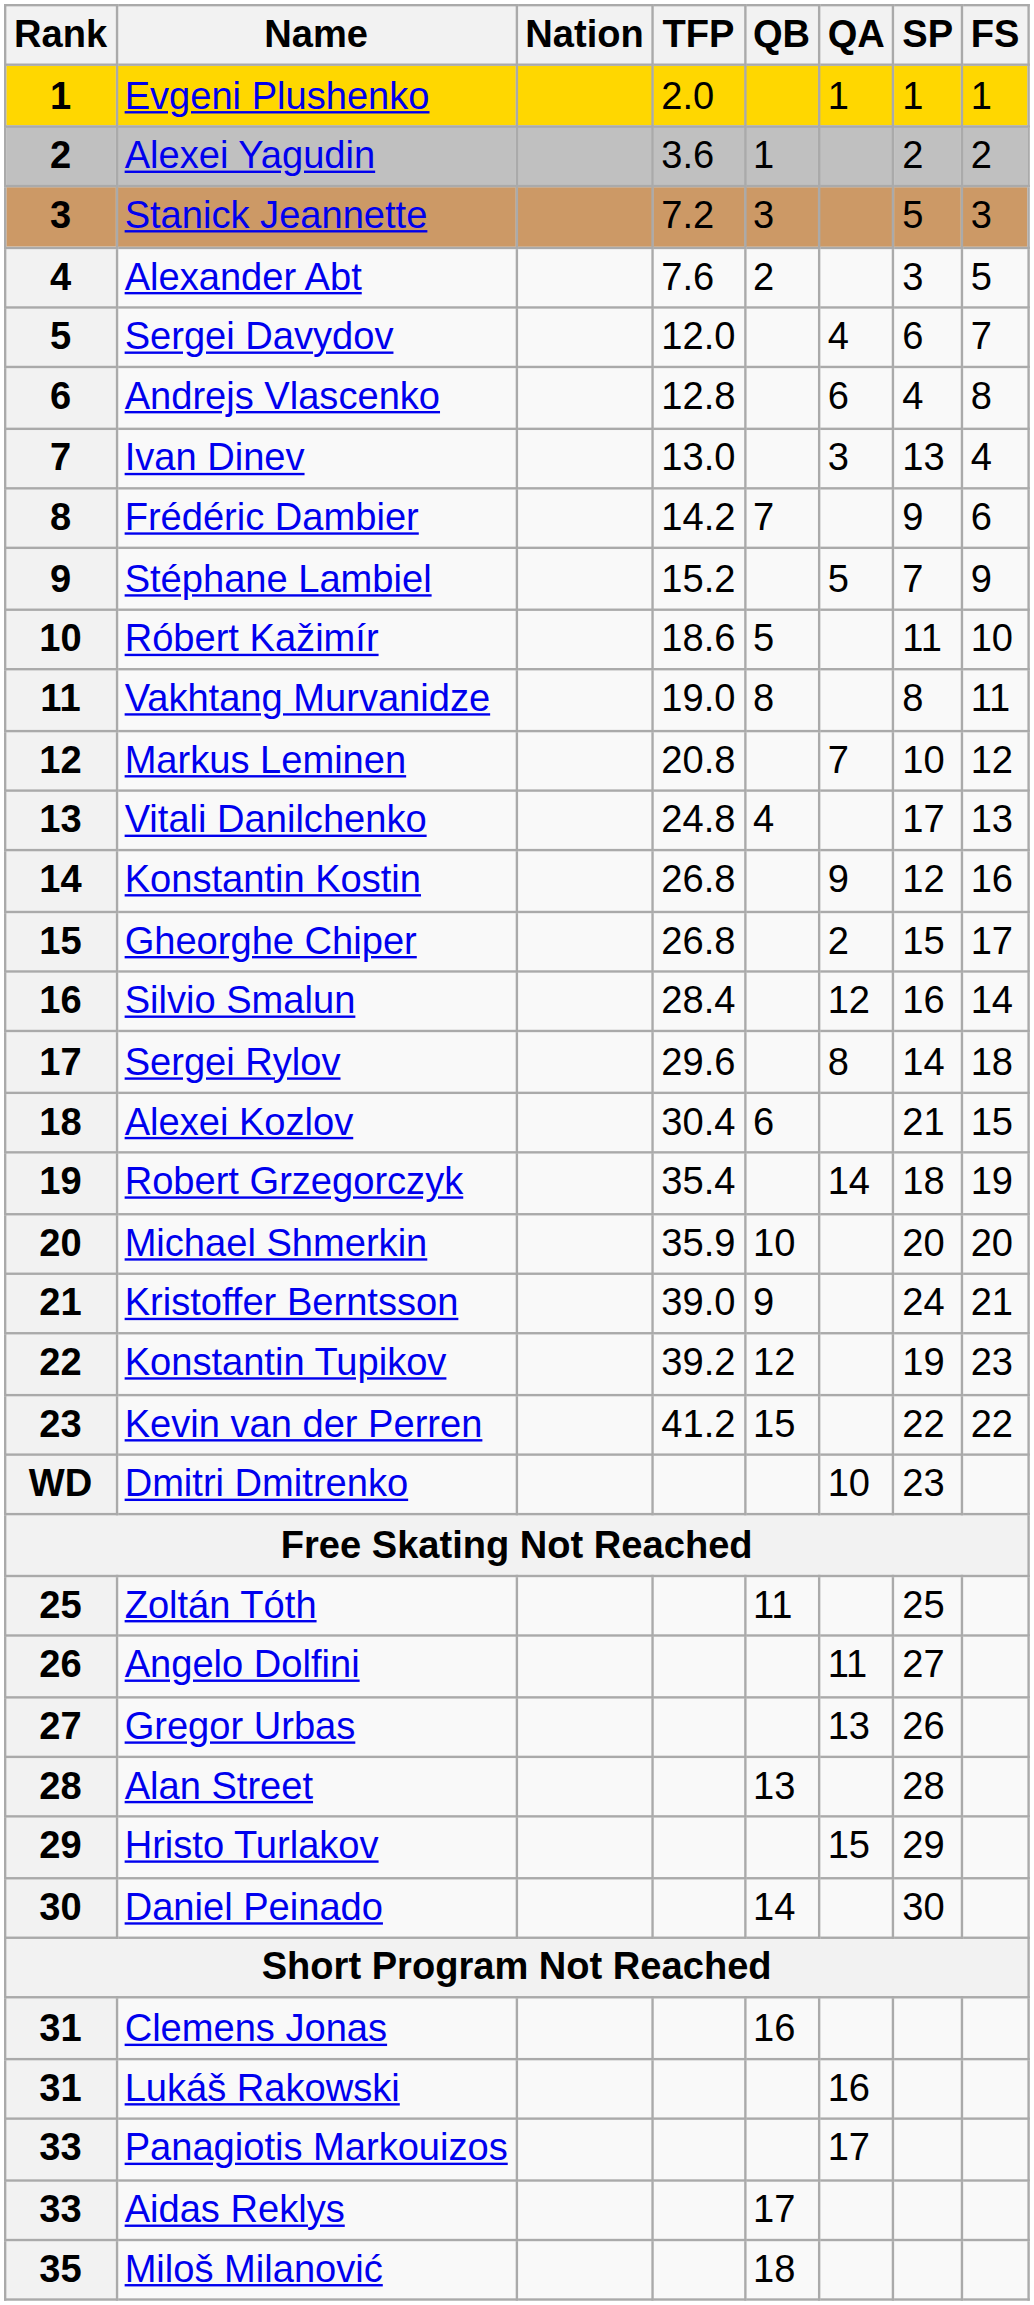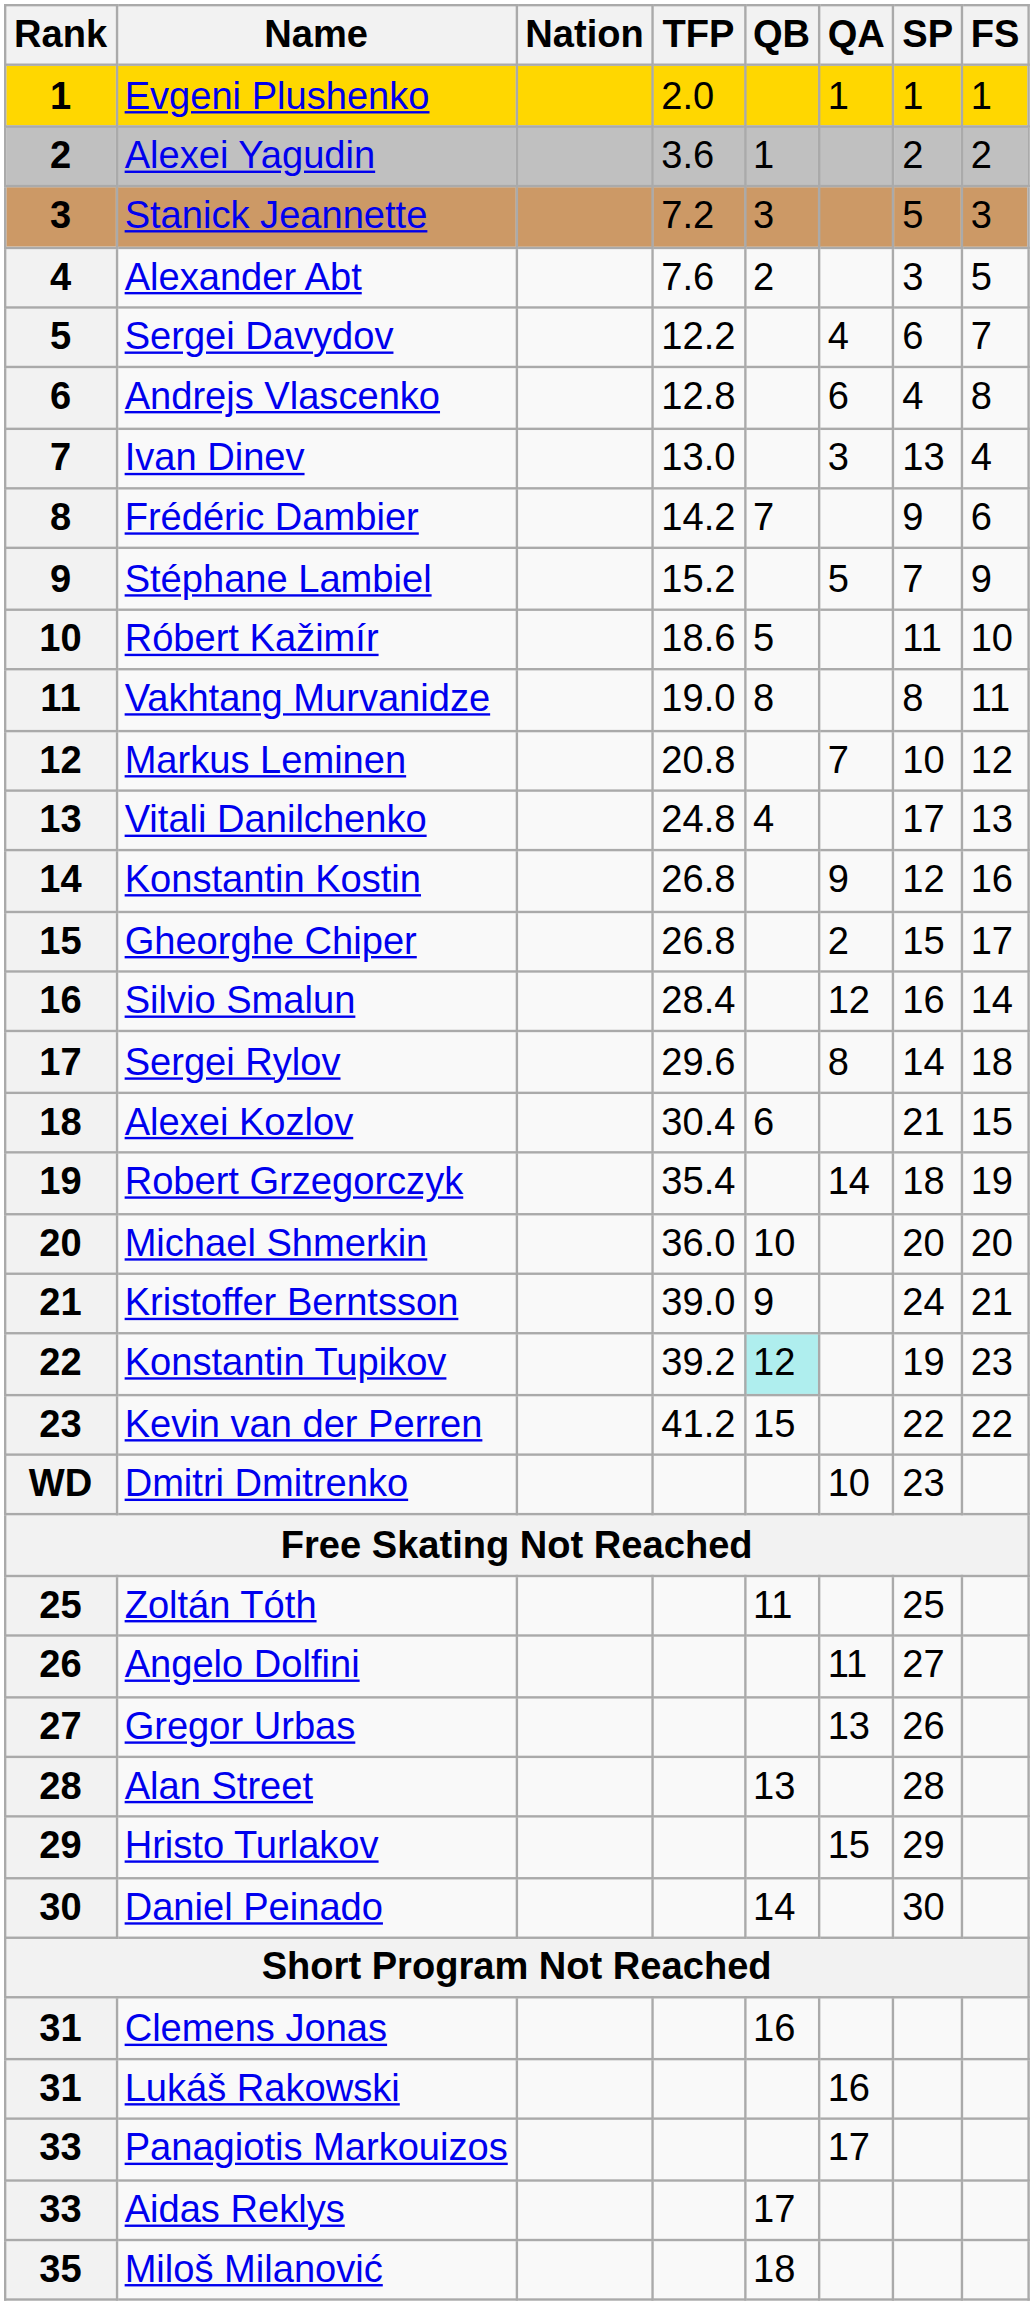(698, 336) 12.0 -> (698, 336) 12.2
(698, 1242) 35.9 -> (698, 1242) 36.0
(774, 1363) no background -> (774, 1363) paleturquoise background
